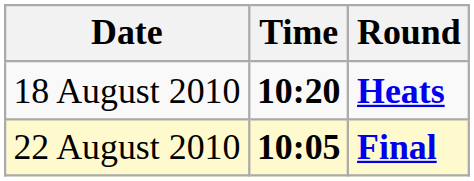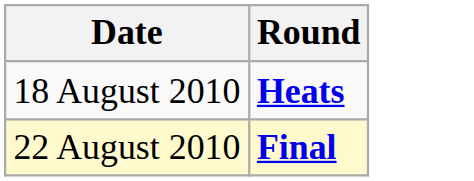- column: (299, 32)
